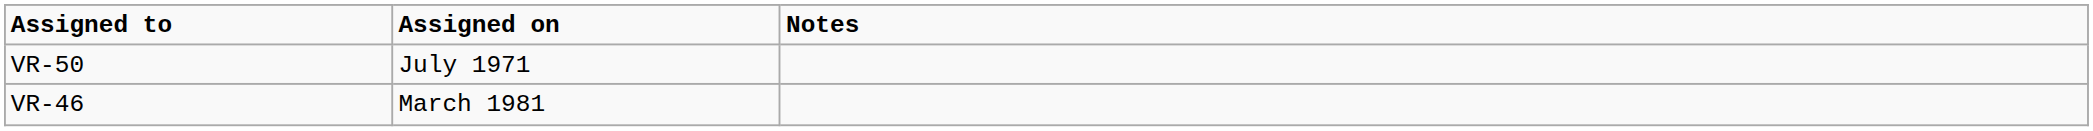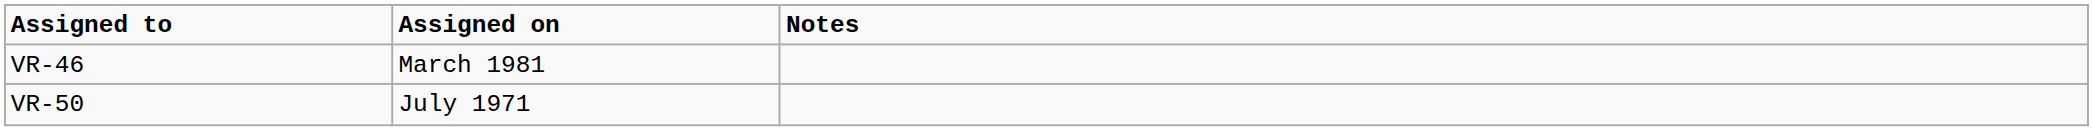rows swapped: (47, 65) <-> (47, 105)
